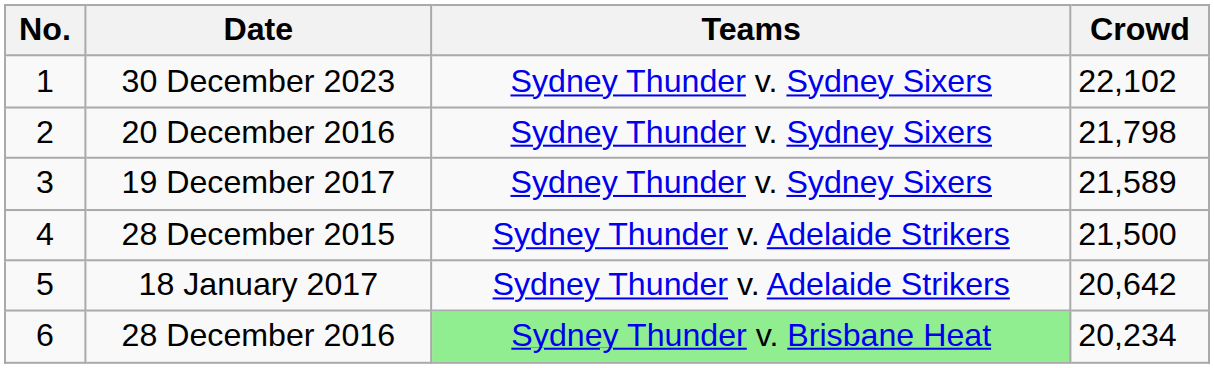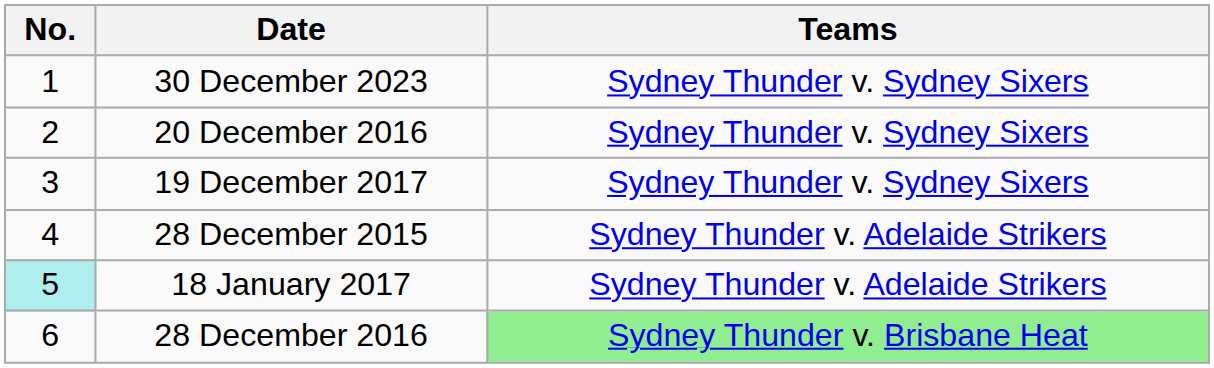- column: (1140, 30)
(45, 285) no background -> (50, 285) paleturquoise background
